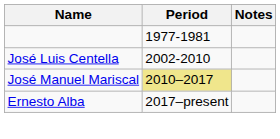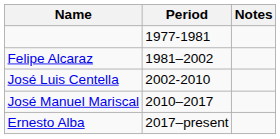+ row: (50, 58)
(179, 79) khaki background -> (179, 101) no background
